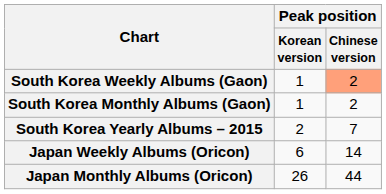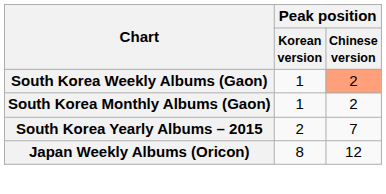(300, 152) 6 -> (300, 152) 8
(353, 152) 14 -> (353, 152) 12
- row: (139, 176)
